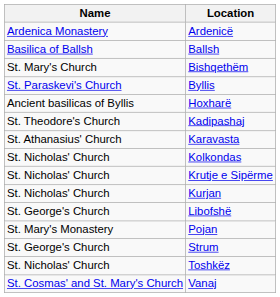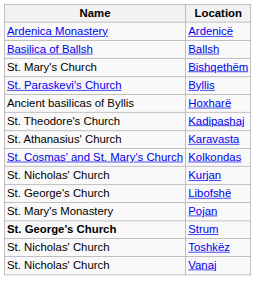(58, 157) St. Nicholas' Church -> (95, 157) St. Cosmas' and St. Mary's Church
- row: (231, 175)
(58, 247) normal -> (62, 229) bold
(95, 283) St. Cosmas' and St. Mary's Church -> (58, 265) St. Nicholas' Church
